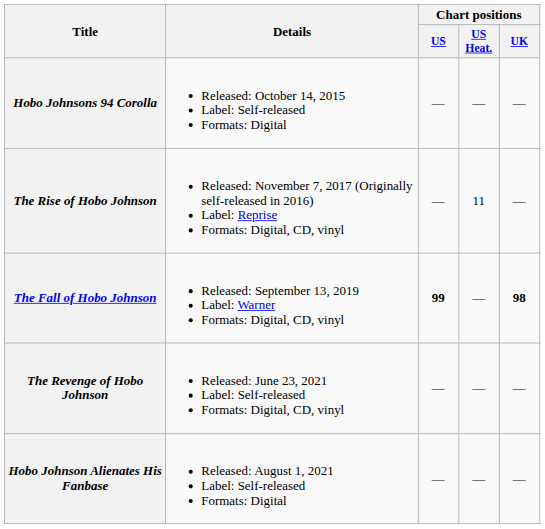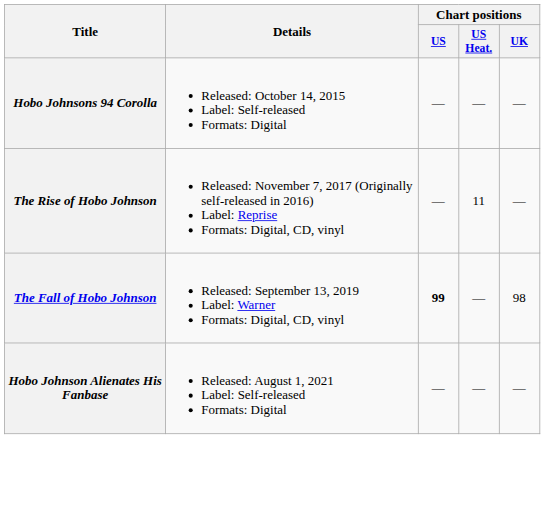(519, 298) bold -> (519, 298) normal
- row: (85, 388)
